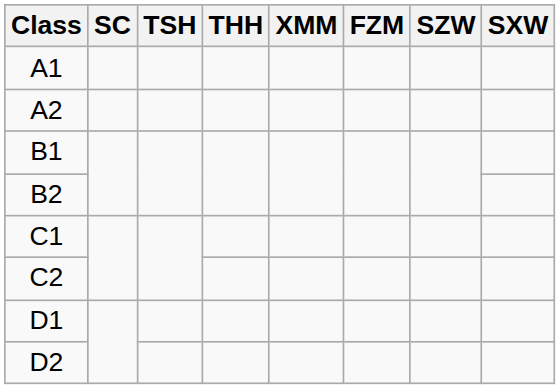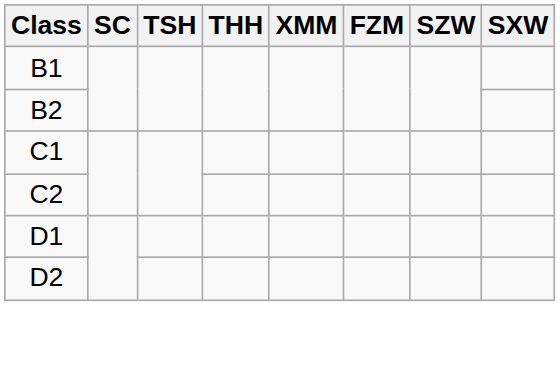- row: (46, 67)
- row: (46, 109)
